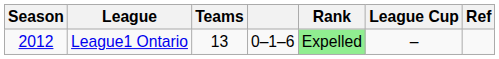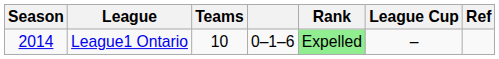(36, 41) 2012 -> (36, 41) 2014
(219, 41) 13 -> (219, 41) 10
